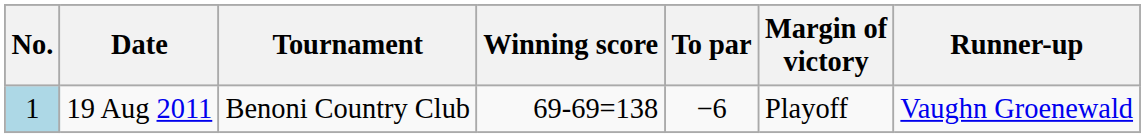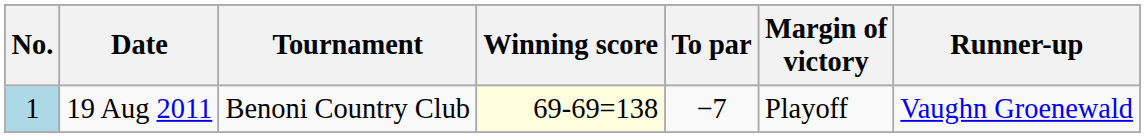(596, 108) no background -> (596, 108) lightyellow background
(712, 108) −6 -> (712, 108) −7
